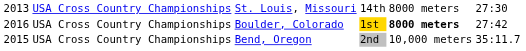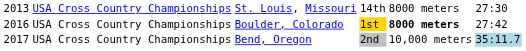(16, 40) 2015 -> (16, 40) 2017
(498, 40) no background -> (498, 40) lightblue background
